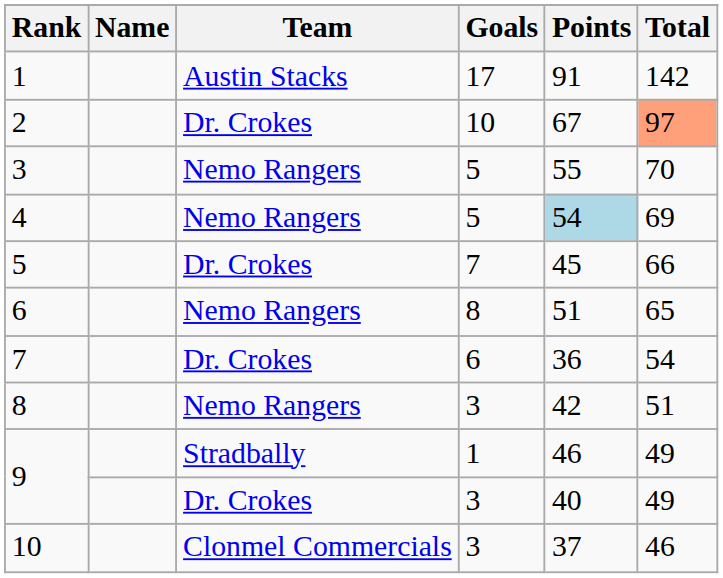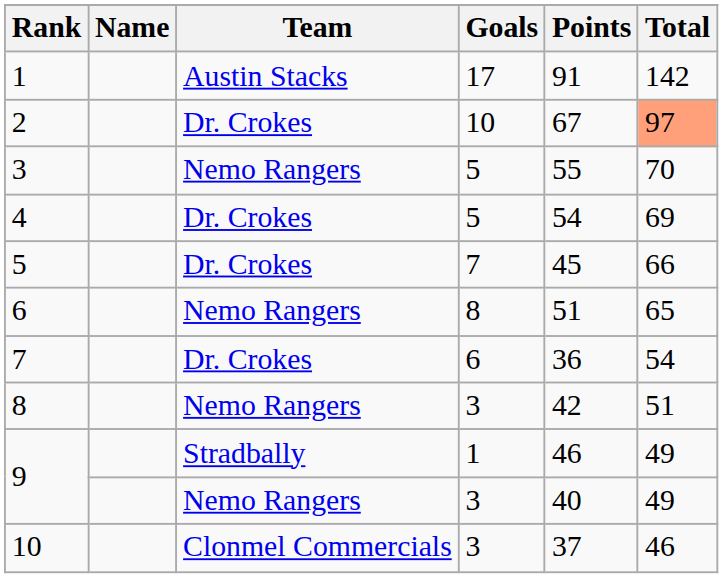(272, 216) Nemo Rangers -> (248, 216) Dr. Crokes
(567, 216) lightblue background -> (567, 216) no background
(248, 500) Dr. Crokes -> (272, 500) Nemo Rangers
